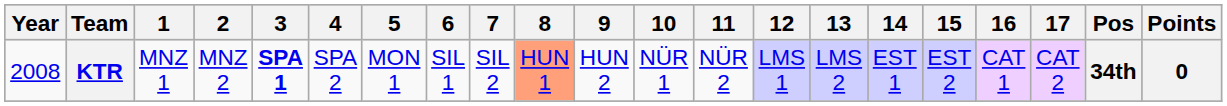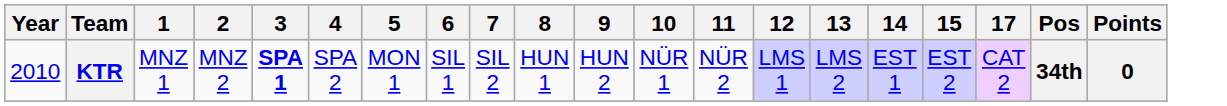- column: (1004, 22)
(35, 70) 2008 -> (35, 70) 2010
(545, 70) lightsalmon background -> (545, 70) no background
